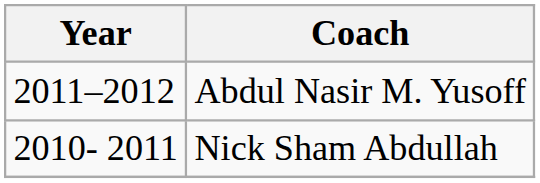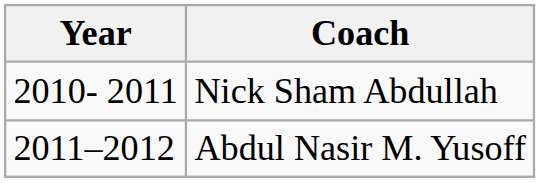rows swapped: (346, 147) <-> (360, 90)
